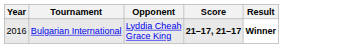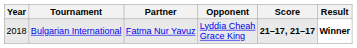+ column: (161, 12)
(17, 31) 2016 -> (17, 31) 2018
